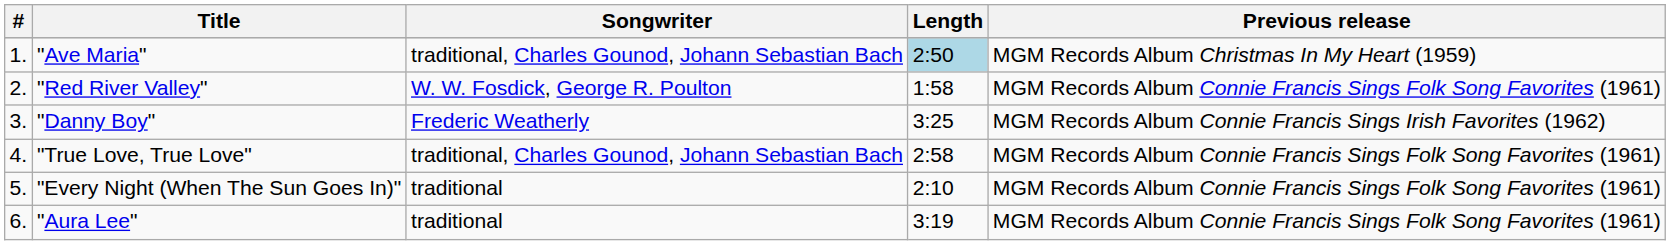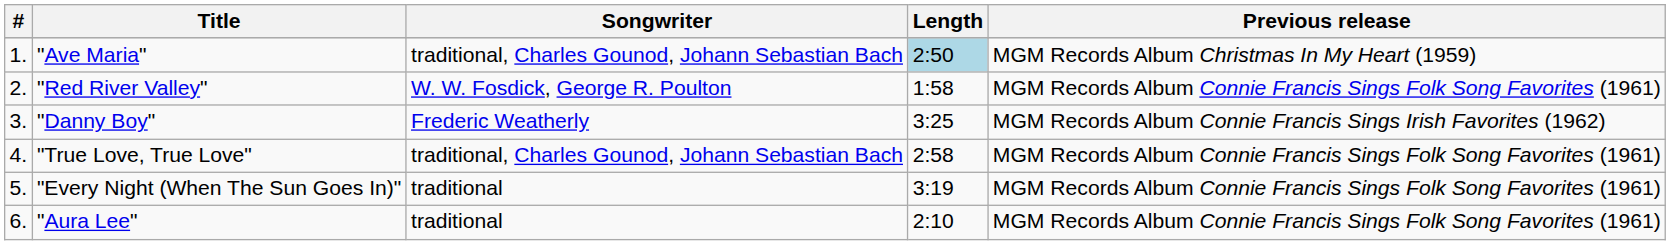(933, 188) 2:10 -> (933, 188) 3:19
(933, 222) 3:19 -> (933, 222) 2:10
